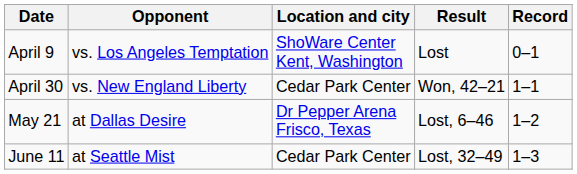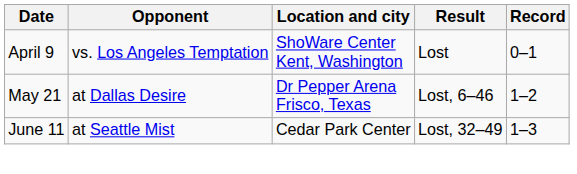- row: (36, 86)
